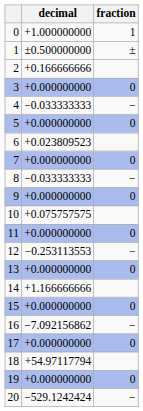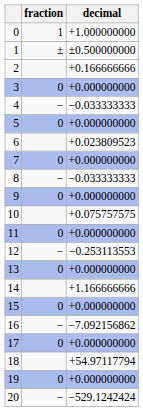columns swapped: (116, 14) <-> (58, 14)
